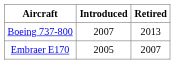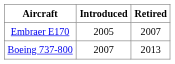rows swapped: (40, 31) <-> (40, 50)
